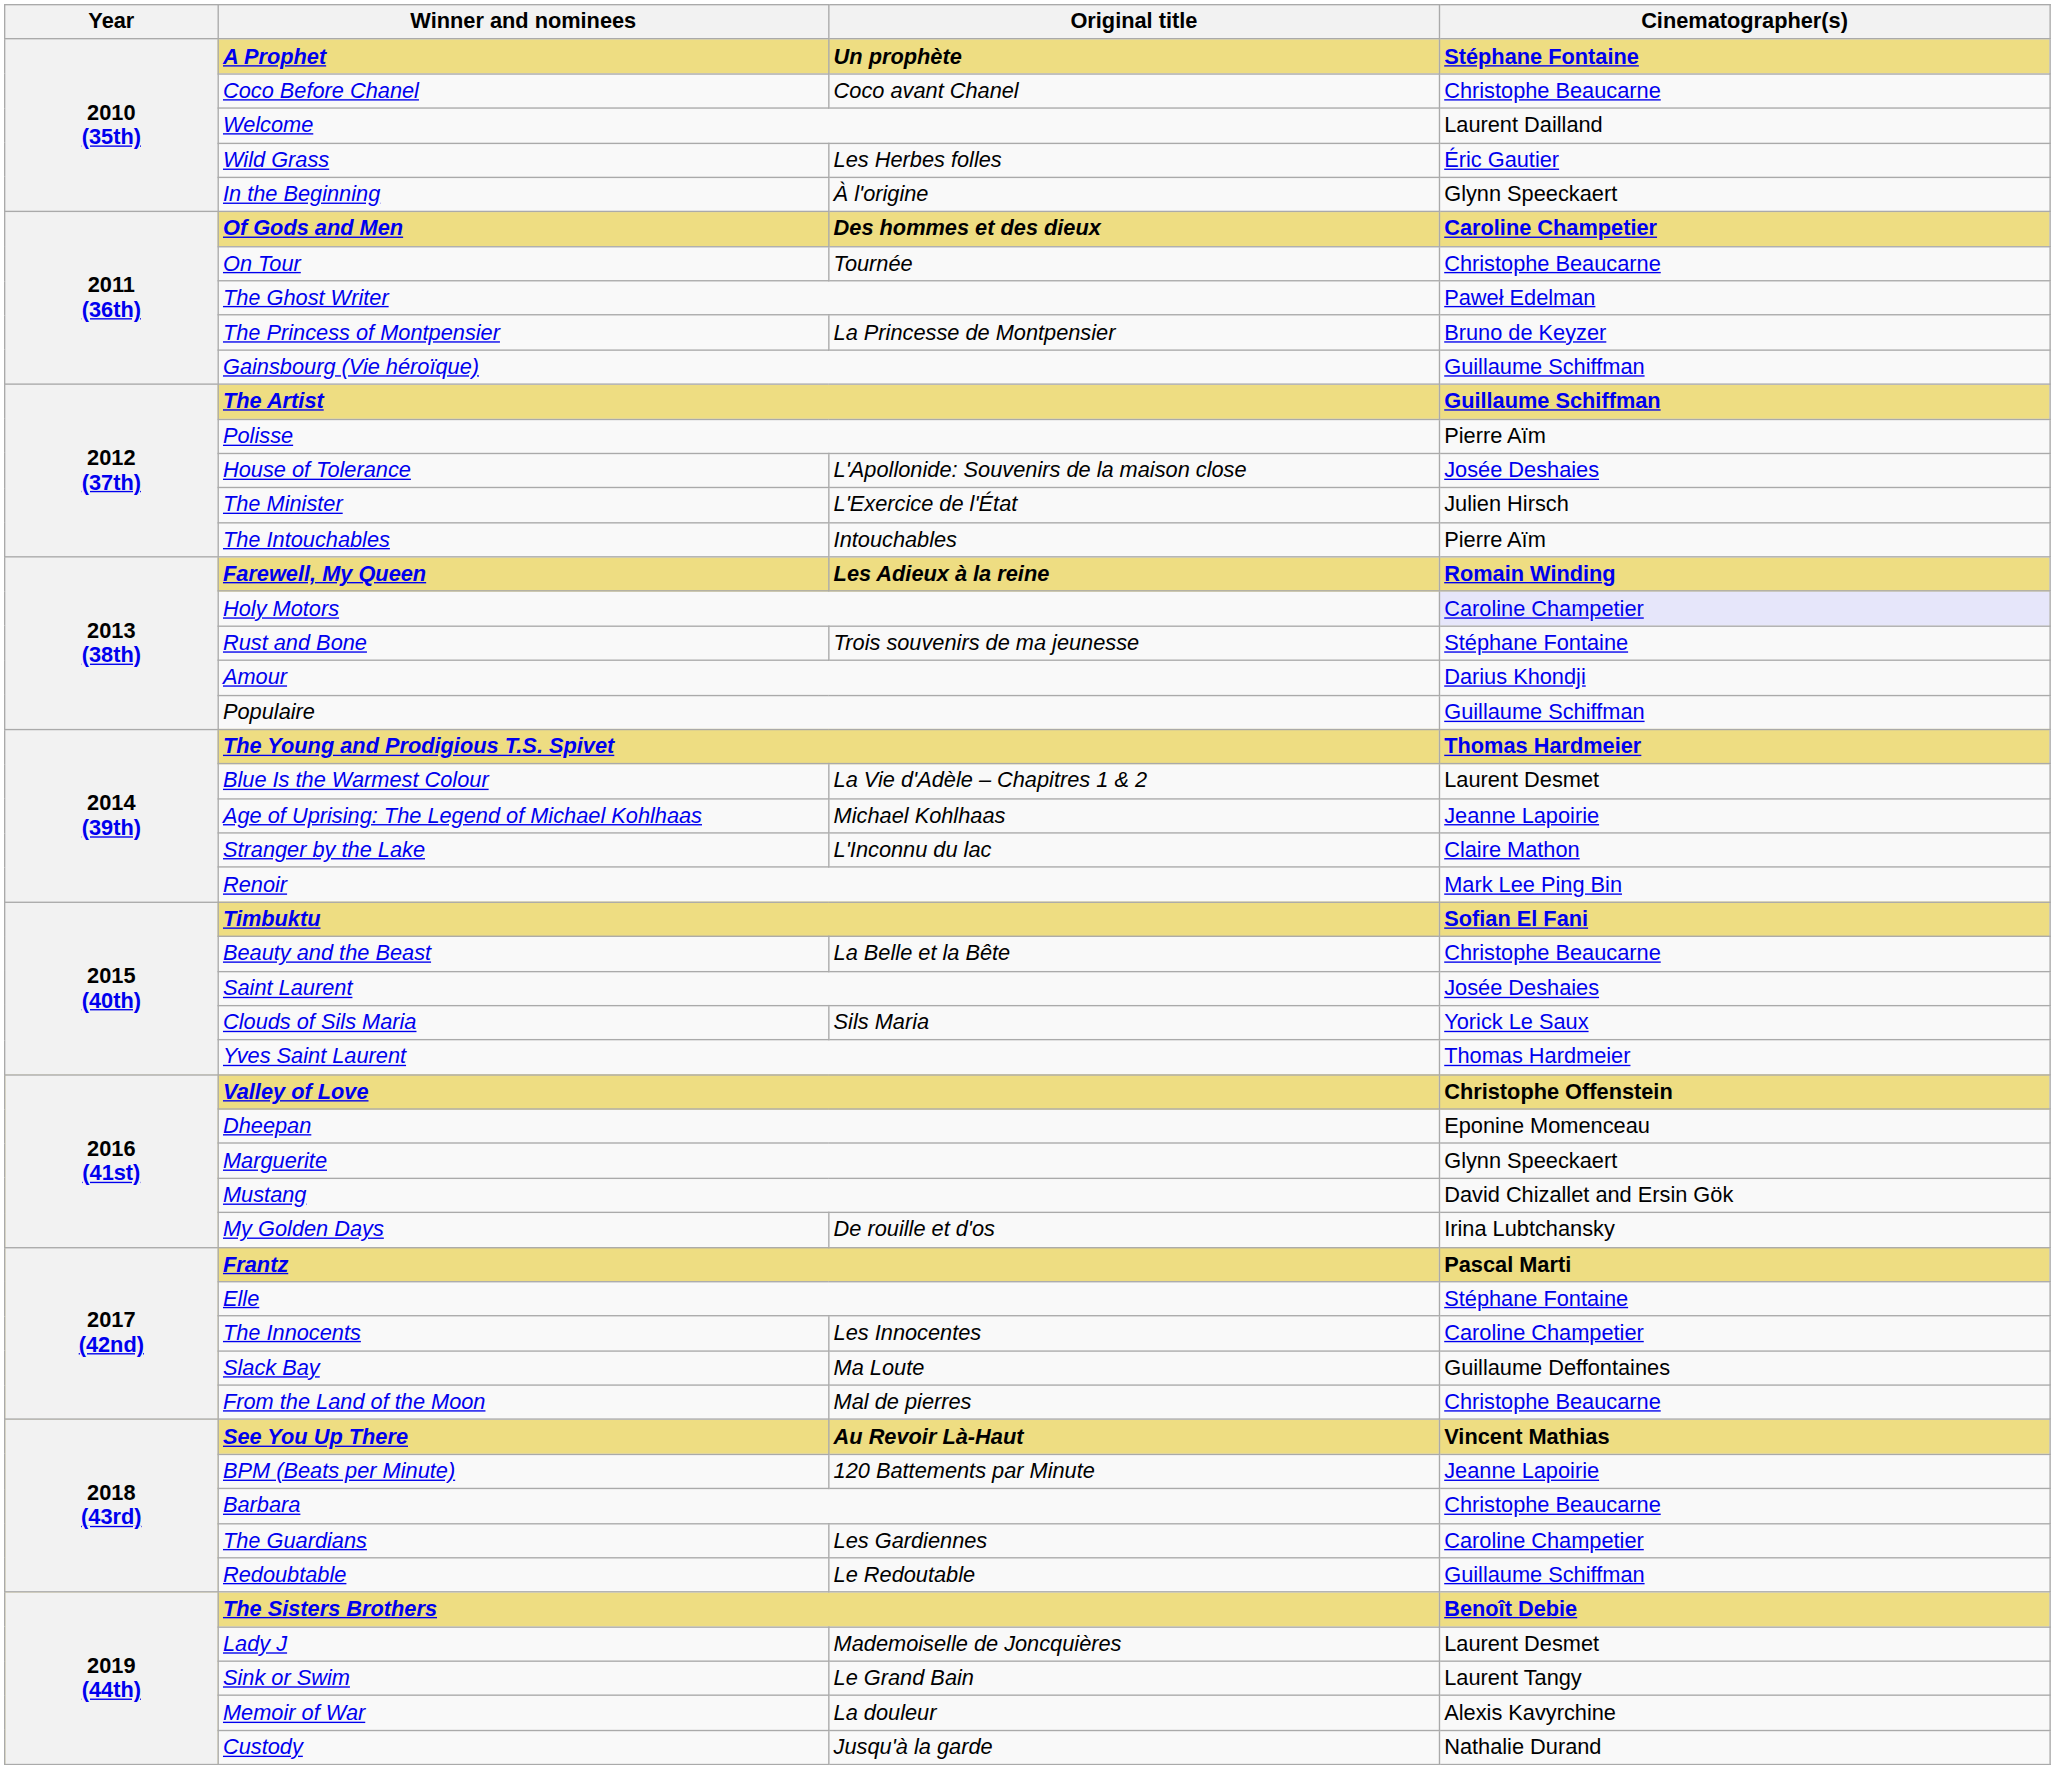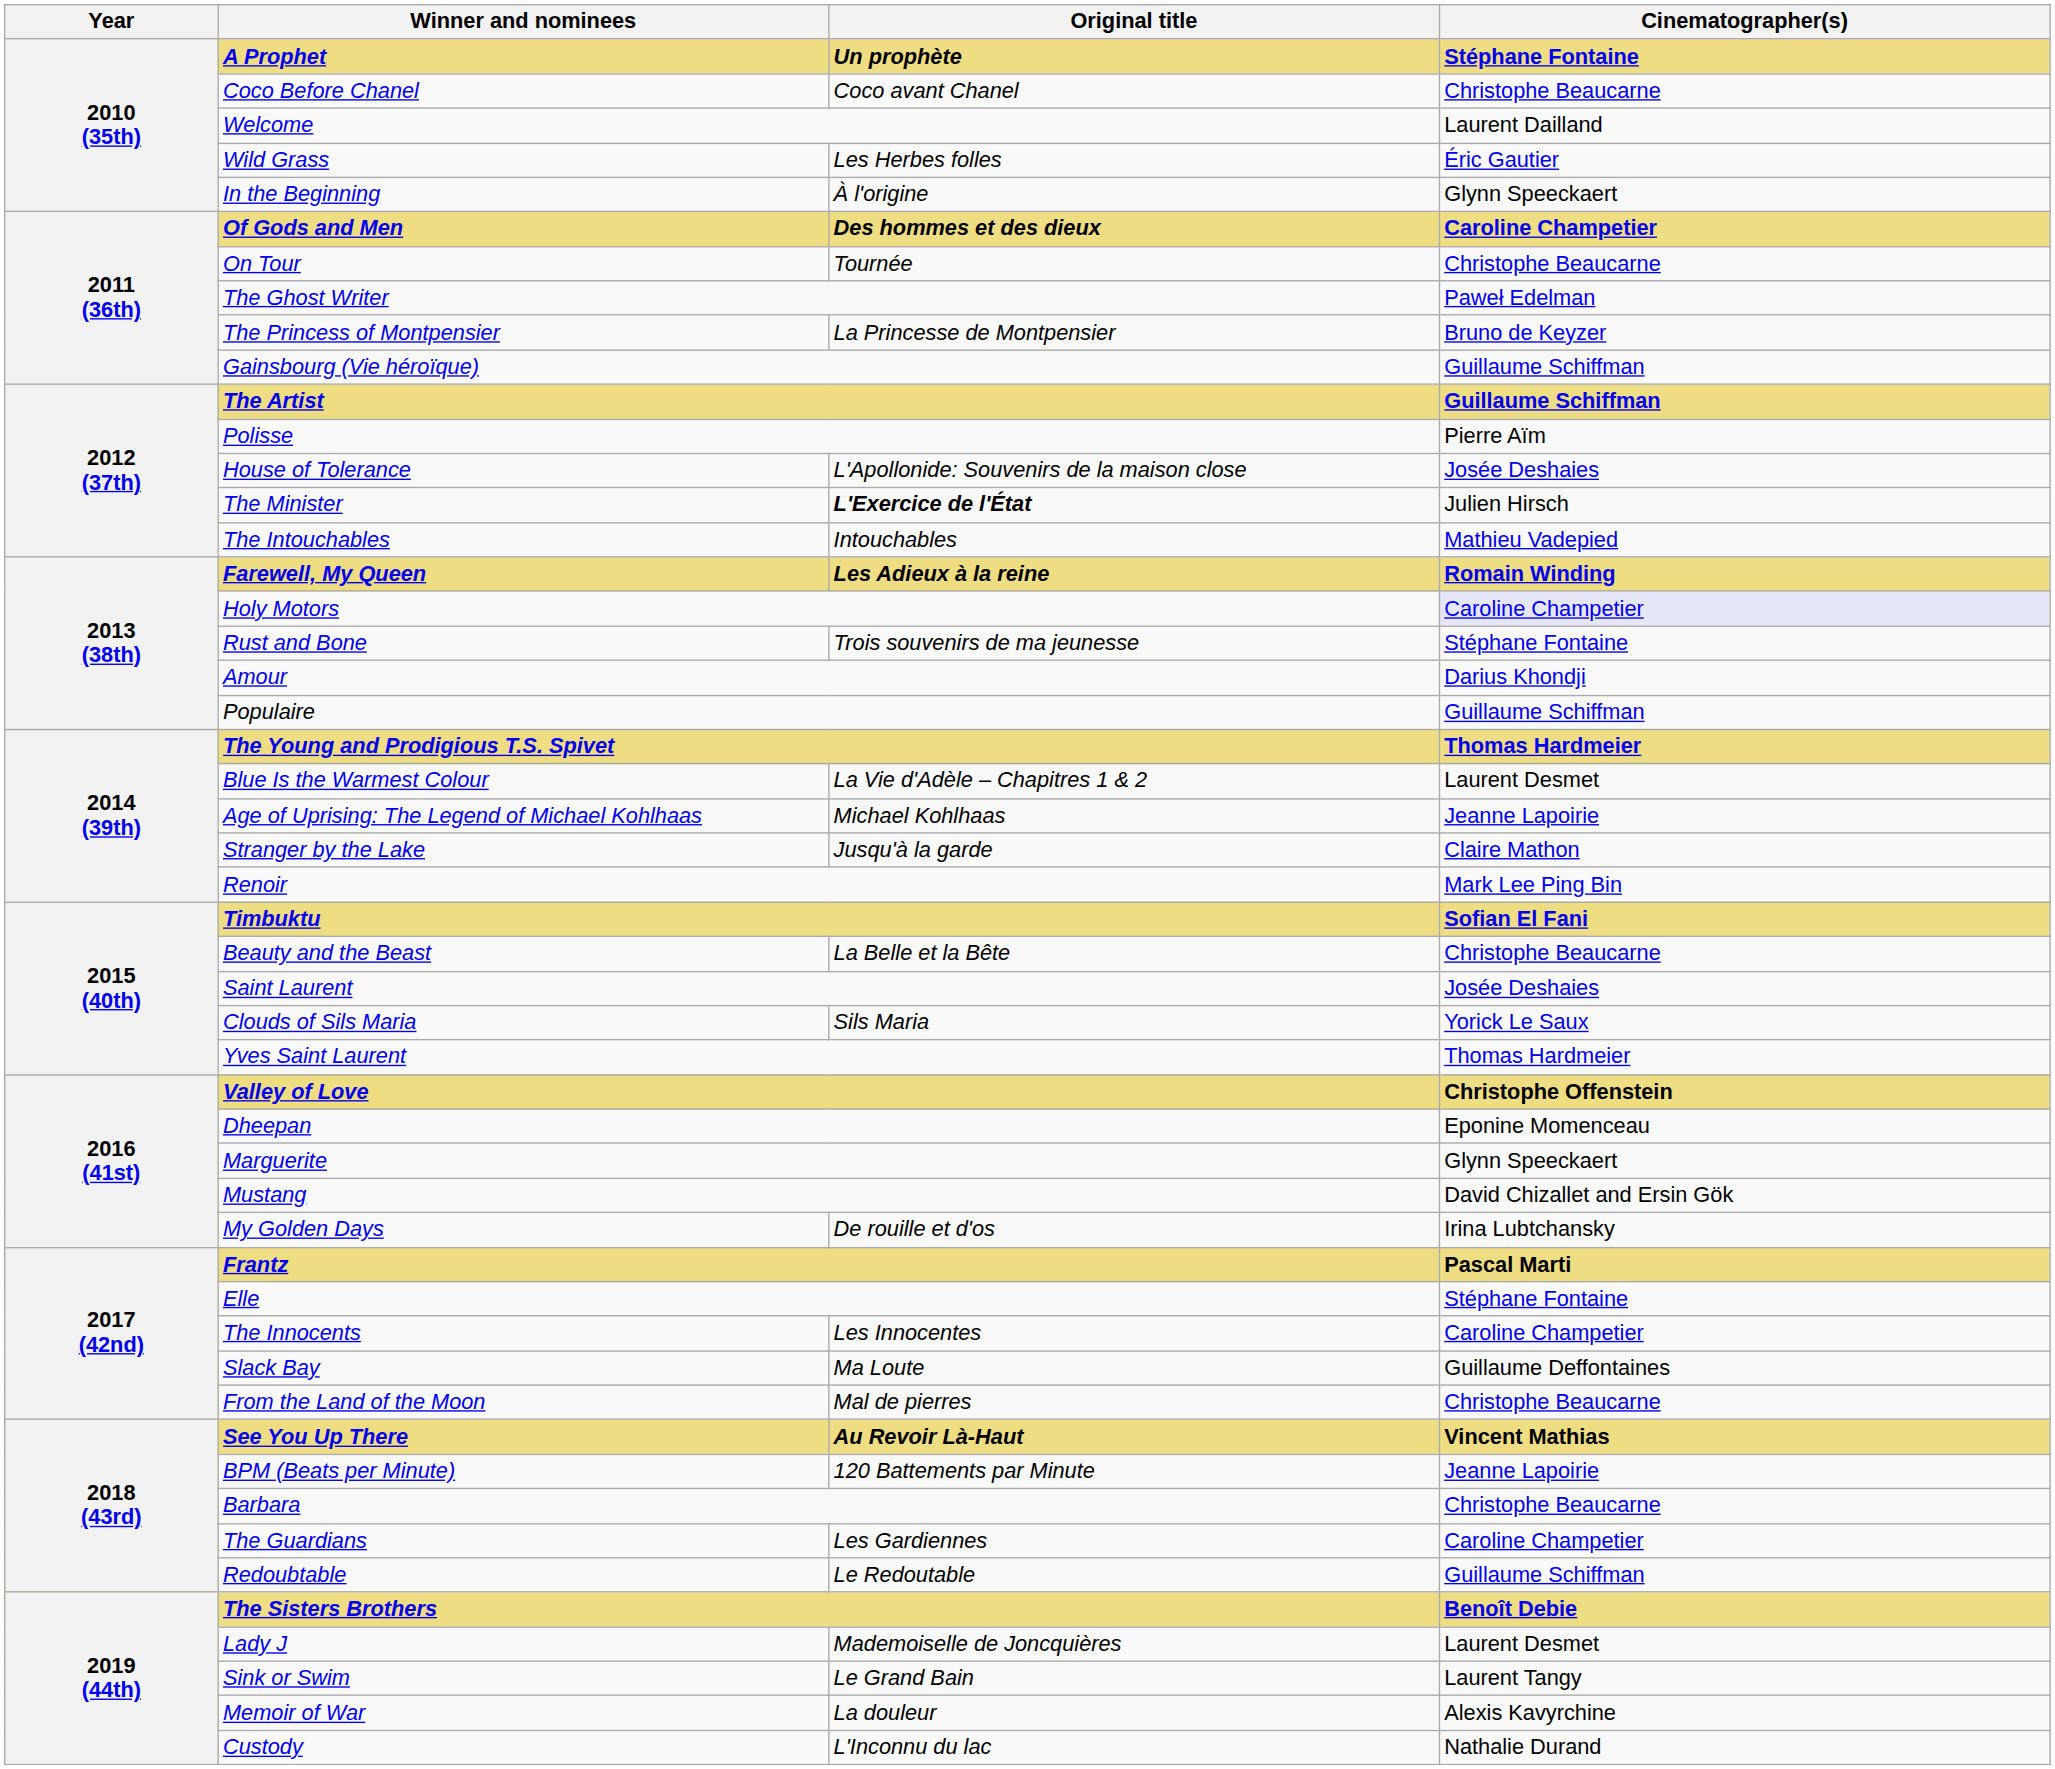(925, 504) normal -> (933, 504) bold
(1495, 539) Pierre Aïm -> (1531, 539) Mathieu Vadepied
(913, 849) L'Inconnu du lac -> (913, 849) Jusqu'à la garde
(913, 1747) Jusqu'à la garde -> (913, 1747) L'Inconnu du lac
